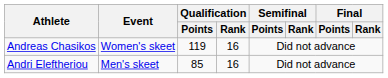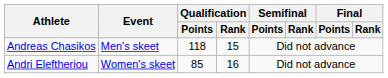(138, 47) Women's skeet -> (130, 47) Men's skeet
(197, 47) 119 -> (197, 47) 118
(233, 47) 16 -> (233, 47) 15
(130, 64) Men's skeet -> (138, 64) Women's skeet
